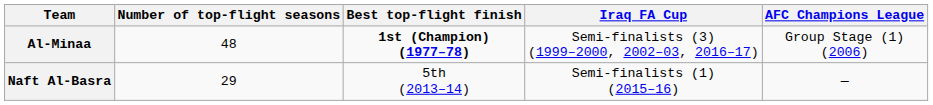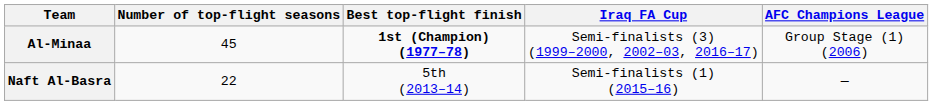(229, 45) 48 -> (229, 45) 45
(229, 81) 29 -> (229, 81) 22
